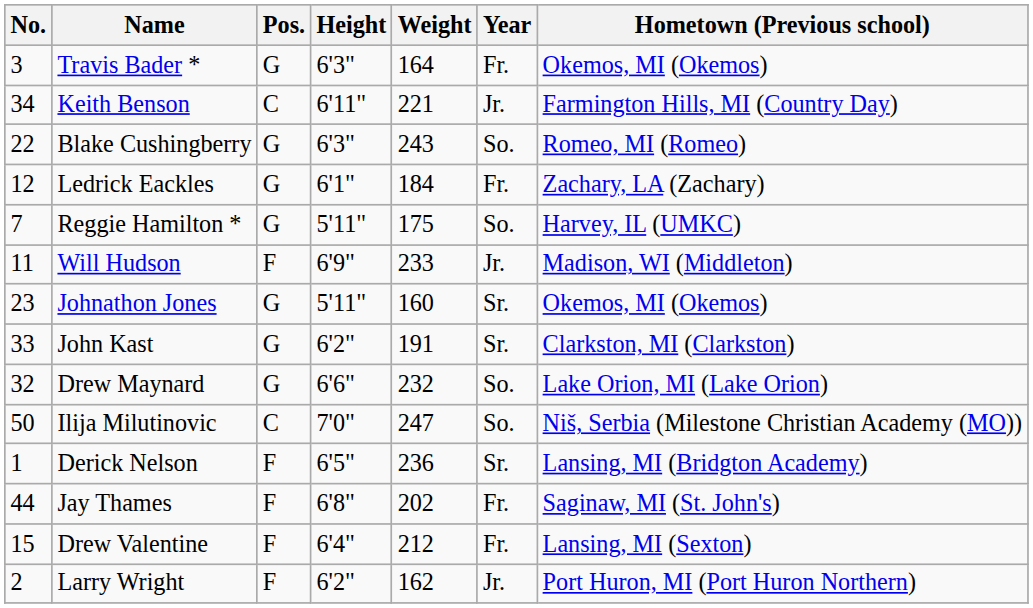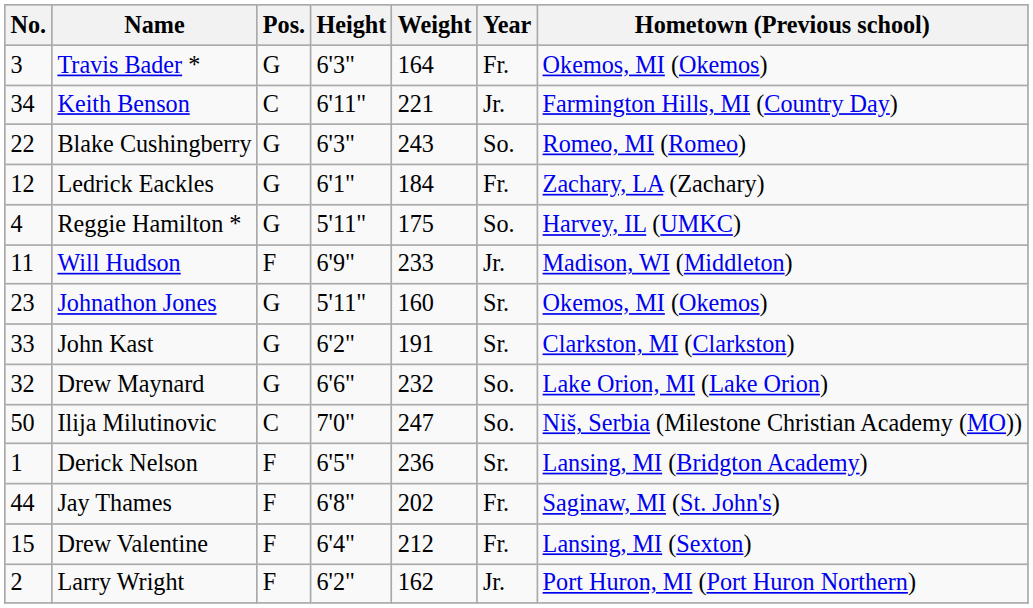(17, 224) 7 -> (17, 224) 4
